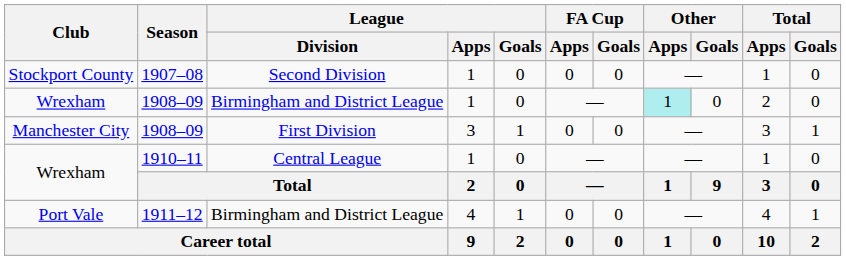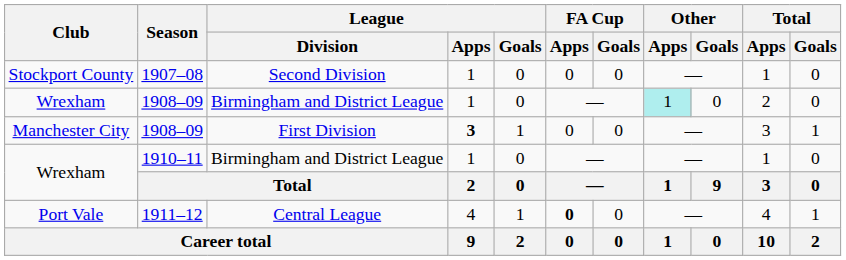(471, 130) normal -> (471, 130) bold
(327, 158) Central League -> (327, 158) Birmingham and District League
(327, 213) Birmingham and District League -> (327, 213) Central League
(569, 213) normal -> (569, 213) bold
